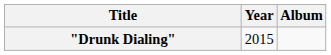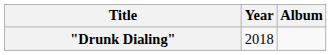(259, 38) 2015 -> (259, 38) 2018
